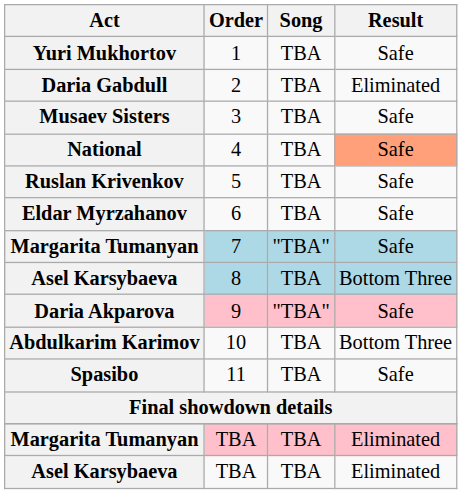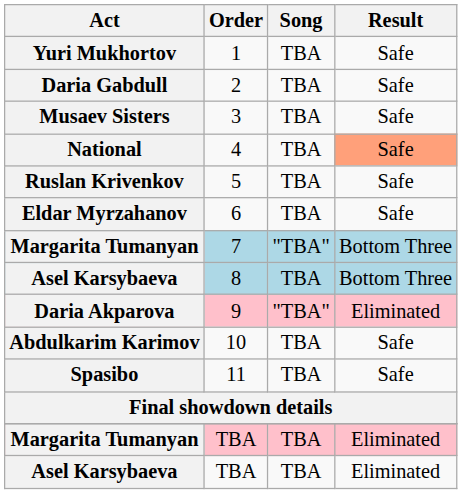(396, 85) Eliminated -> (396, 85) Safe
(396, 246) Safe -> (396, 246) Bottom Three
(396, 310) Safe -> (396, 310) Eliminated
(396, 342) Bottom Three -> (396, 342) Safe
